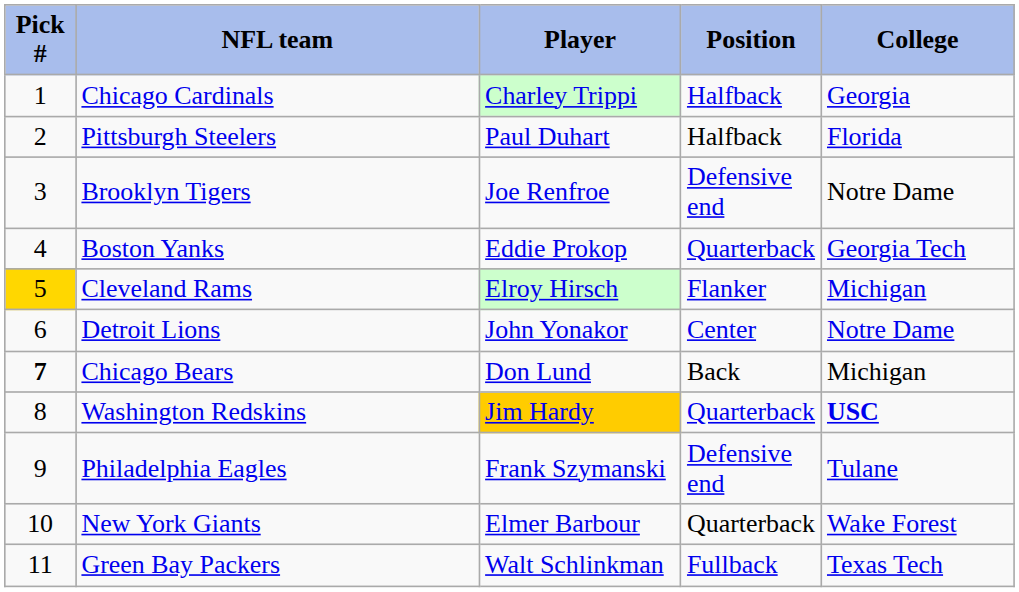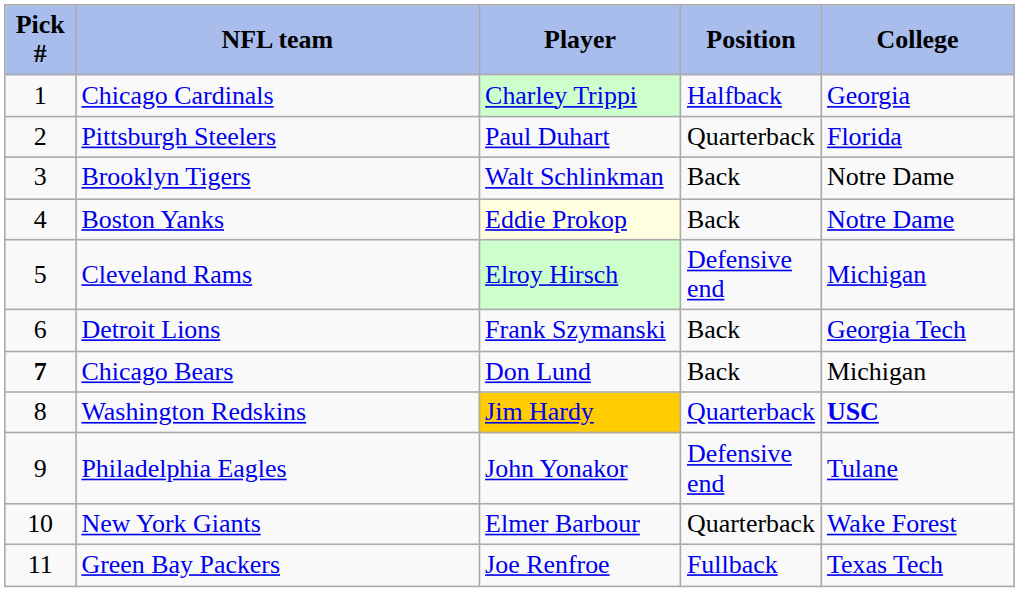(734, 136) Halfback -> (751, 136) Quarterback
(547, 192) Joe Renfroe -> (574, 177) Walt Schlinkman
(739, 192) Defensive end -> (714, 177) Back
(556, 247) no background -> (556, 218) lightyellow background
(751, 247) Quarterback -> (714, 218) Back
(896, 247) Georgia Tech -> (891, 218) Notre Dame
(40, 288) gold background -> (40, 274) no background
(727, 288) Flanker -> (739, 274) Defensive end
(556, 330) John Yonakor -> (575, 330) Frank Szymanski
(722, 330) Center -> (714, 330) Back
(891, 330) Notre Dame -> (896, 330) Georgia Tech
(575, 467) Frank Szymanski -> (556, 467) John Yonakor
(574, 564) Walt Schlinkman -> (547, 564) Joe Renfroe
